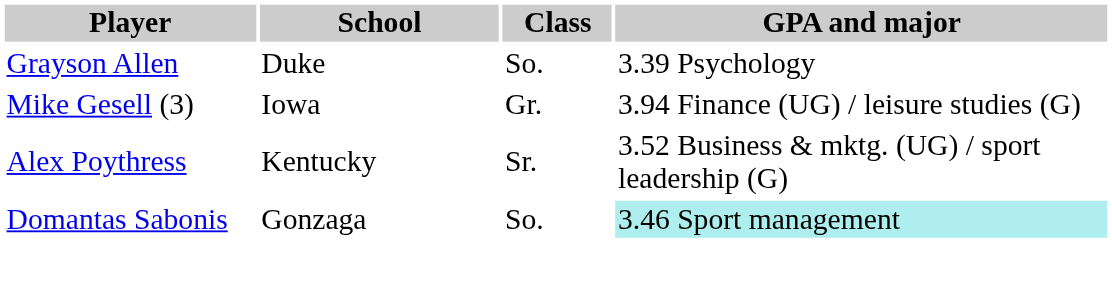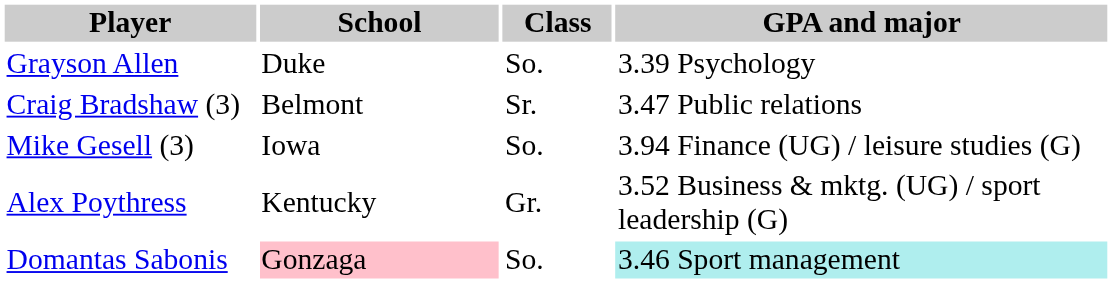+ row: (123, 104)
(524, 104) Gr. -> (524, 144) So.
(521, 161) Sr. -> (524, 202) Gr.
(314, 218) no background -> (314, 259) pink background
